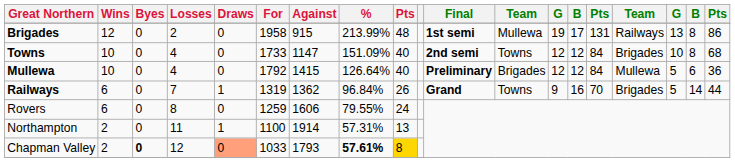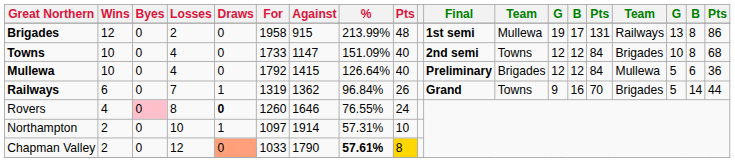(104, 109) 6 -> (104, 109) 4
(139, 109) no background -> (139, 109) pink background
(221, 109) normal -> (221, 109) bold
(273, 109) 1259 -> (273, 109) 1260
(306, 109) 1606 -> (306, 109) 1646
(363, 109) 79.55% -> (363, 109) 76.55%
(176, 128) 11 -> (177, 128) 10
(273, 128) 1100 -> (273, 128) 1097
(403, 128) 13 -> (403, 128) 10
(139, 147) bold -> (139, 147) normal
(306, 147) 1793 -> (306, 147) 1790
